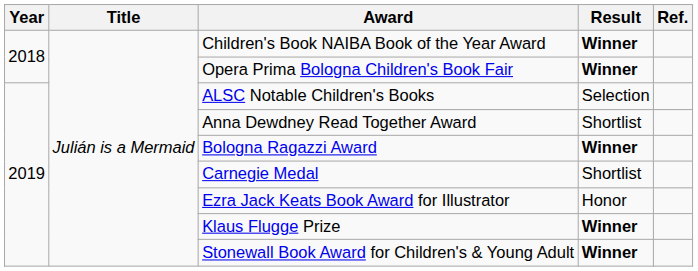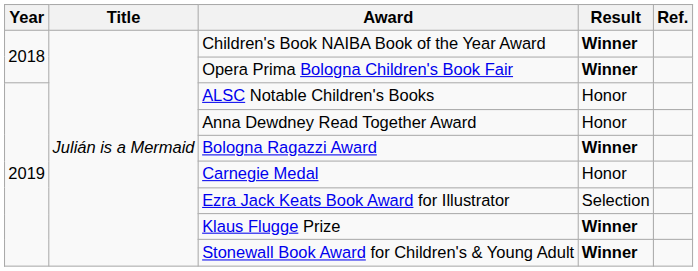(616, 95) Selection -> (604, 95) Honor
(612, 122) Shortlist -> (604, 122) Honor
(612, 174) Shortlist -> (604, 174) Honor
(604, 200) Honor -> (616, 200) Selection
